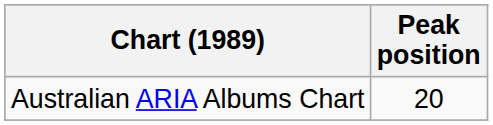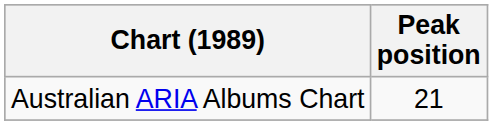(429, 98) 20 -> (429, 98) 21
